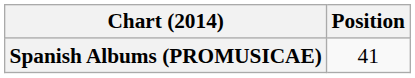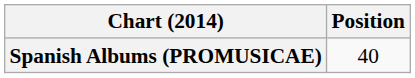(368, 55) 41 -> (368, 55) 40
